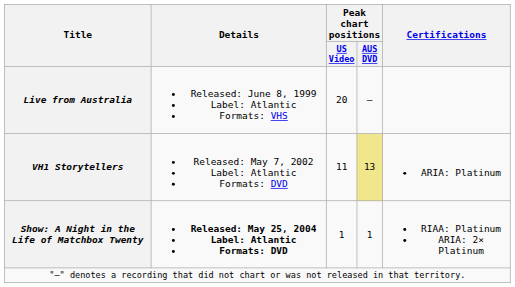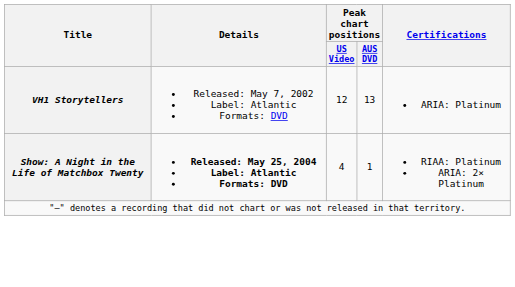- row: (78, 100)
(342, 167) 11 -> (342, 100) 12
(370, 167) khaki background -> (370, 100) no background
(342, 235) 1 -> (342, 167) 4
